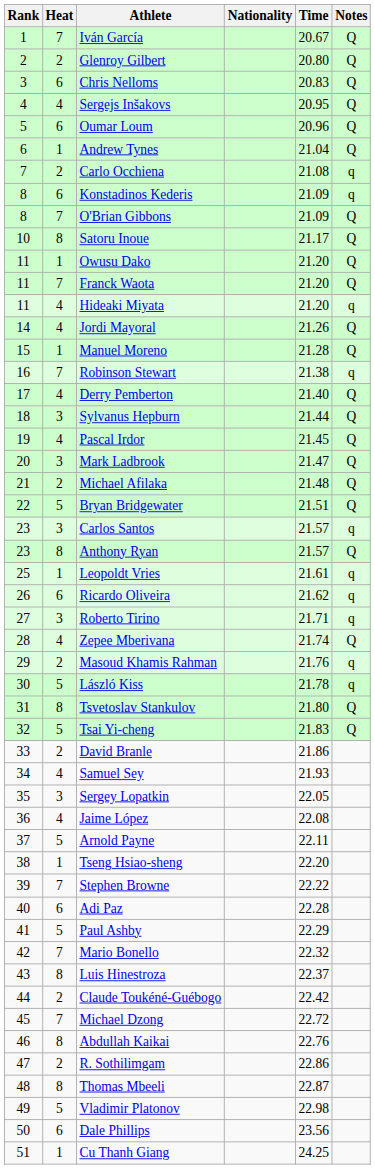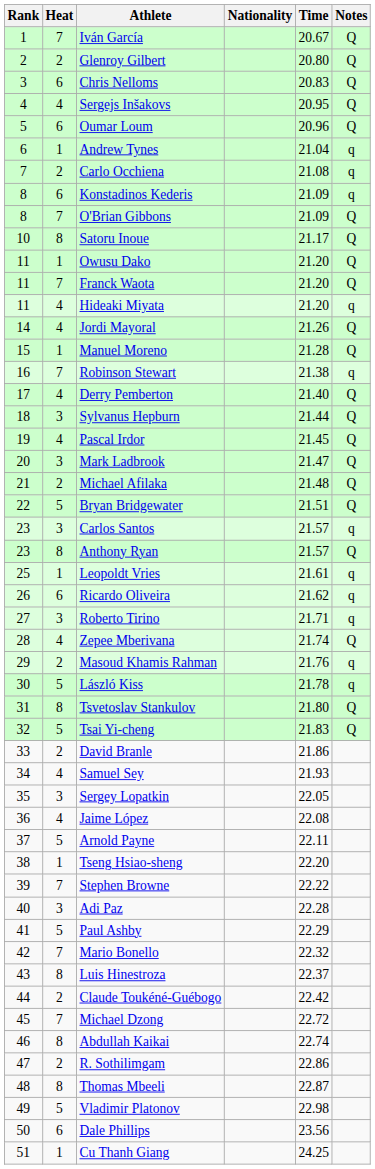(351, 149) Q -> (351, 149) q
(59, 908) 6 -> (59, 908) 3
(314, 1041) 22.76 -> (314, 1041) 22.74
